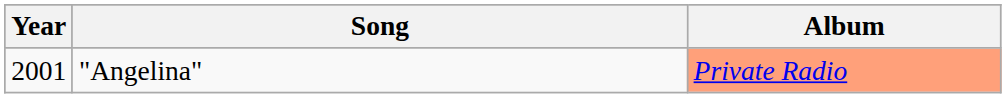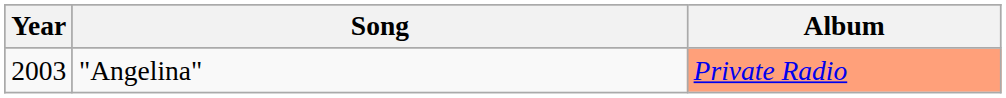(39, 69) 2001 -> (39, 69) 2003
